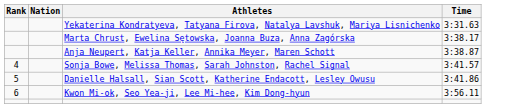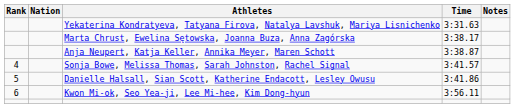+ column: (496, 11)
